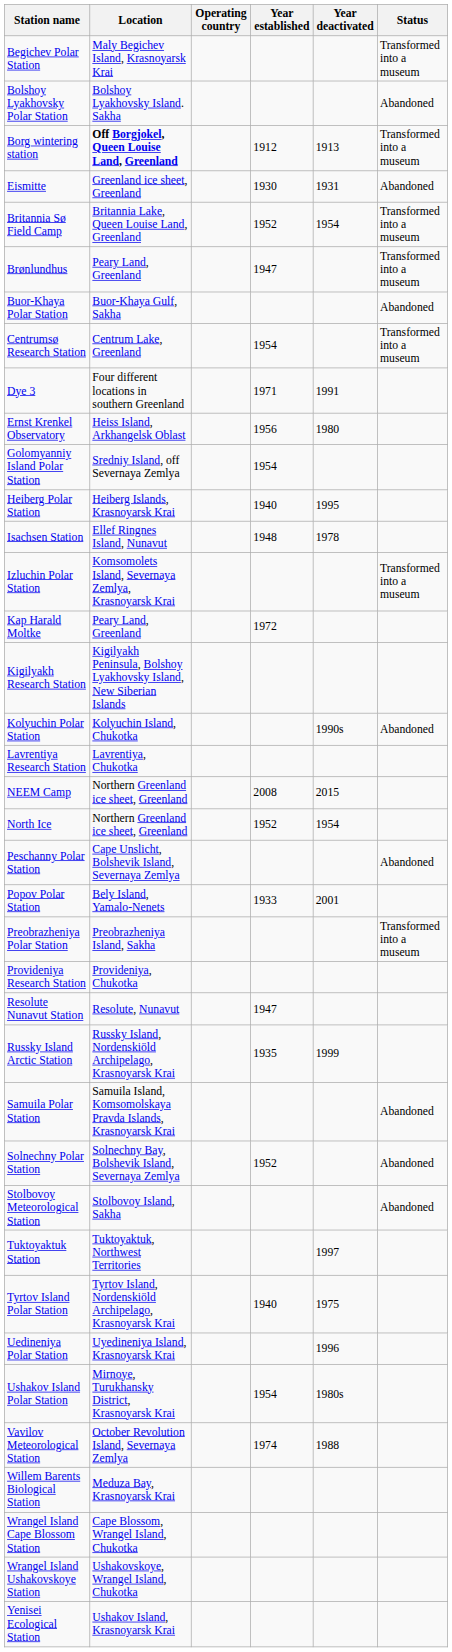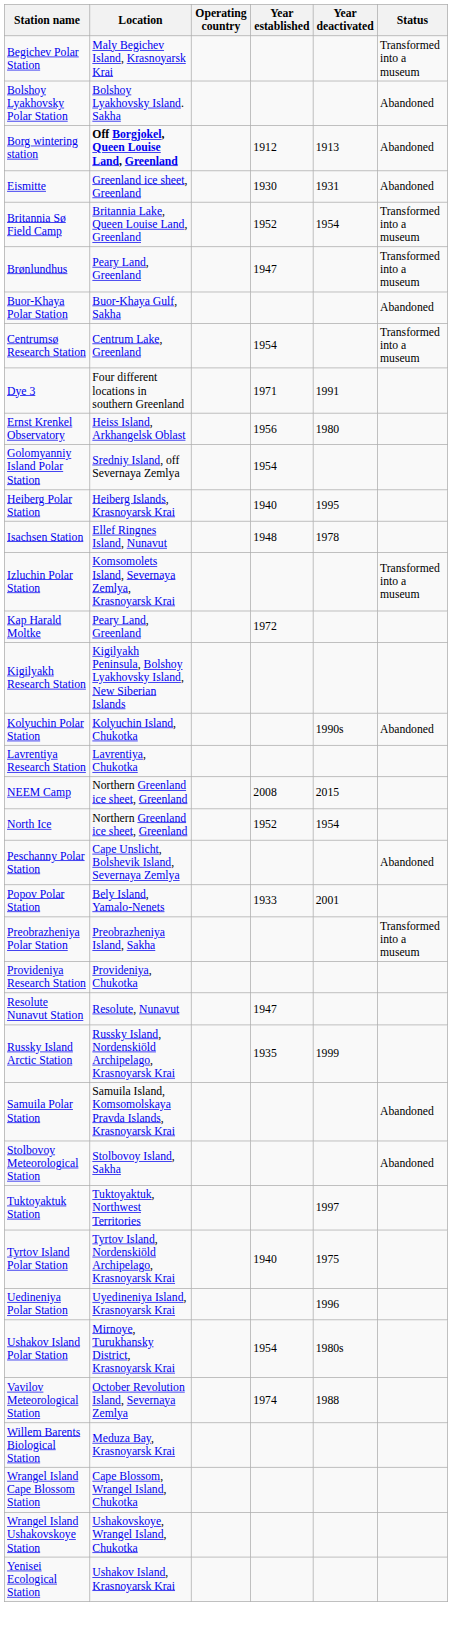(410, 148) Transformed into a museum -> (407, 148) Abandoned
- row: (46, 1163)
